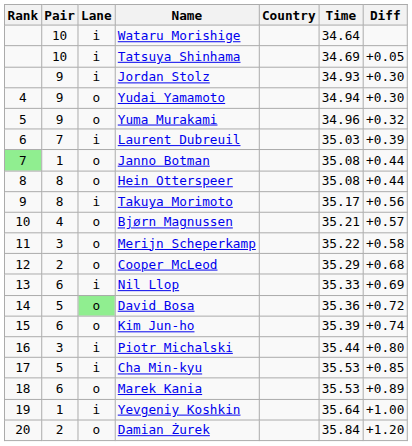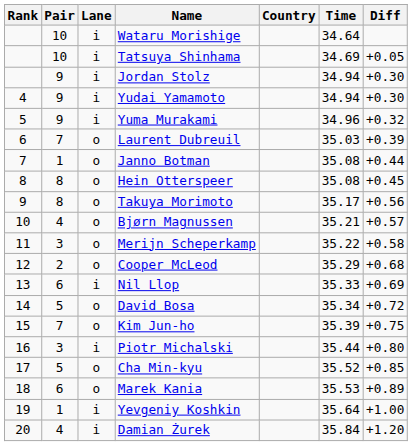(341, 77) 34.93 -> (341, 77) 34.94
(96, 98) o -> (96, 98) i
(96, 119) o -> (96, 119) i
(96, 139) i -> (96, 139) o
(23, 160) lightgreen background -> (23, 160) no background
(385, 181) +0.44 -> (385, 181) +0.45
(96, 202) i -> (96, 202) o
(96, 306) lightgreen background -> (96, 306) no background
(341, 306) 35.36 -> (341, 306) 35.34
(60, 326) 6 -> (60, 326) 7
(385, 326) +0.74 -> (385, 326) +0.75
(96, 368) i -> (96, 368) o
(341, 368) 35.53 -> (341, 368) 35.52
(60, 430) 2 -> (60, 430) 4
(96, 430) o -> (96, 430) i
